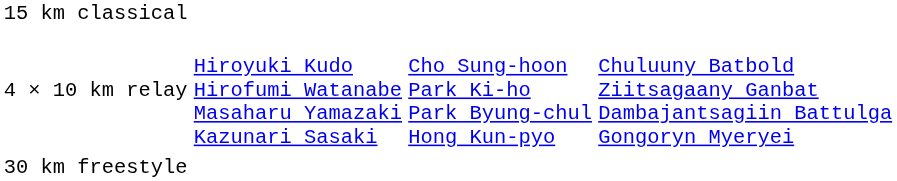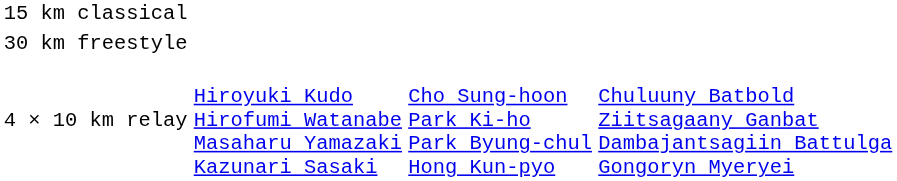rows swapped: (96, 167) <-> (96, 90)
